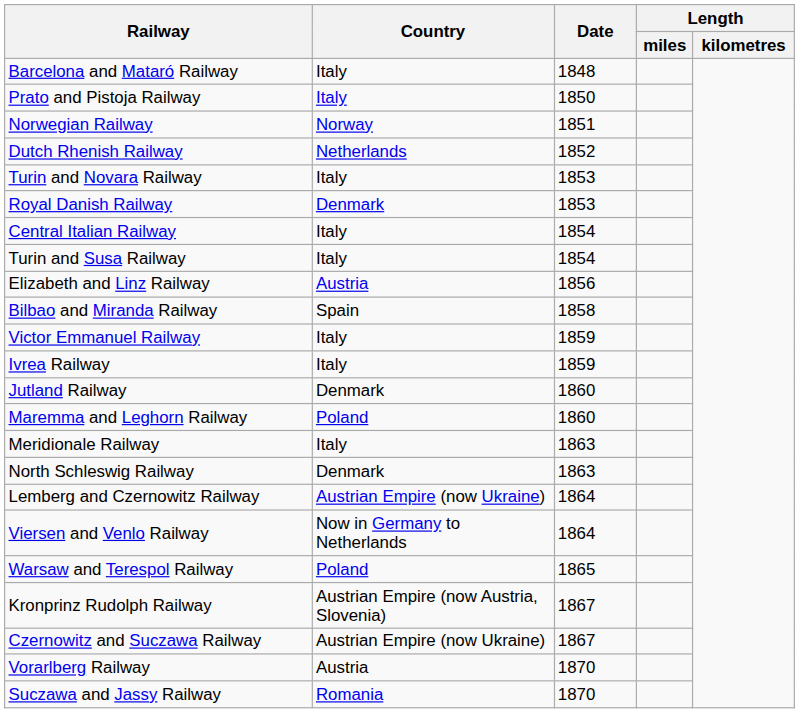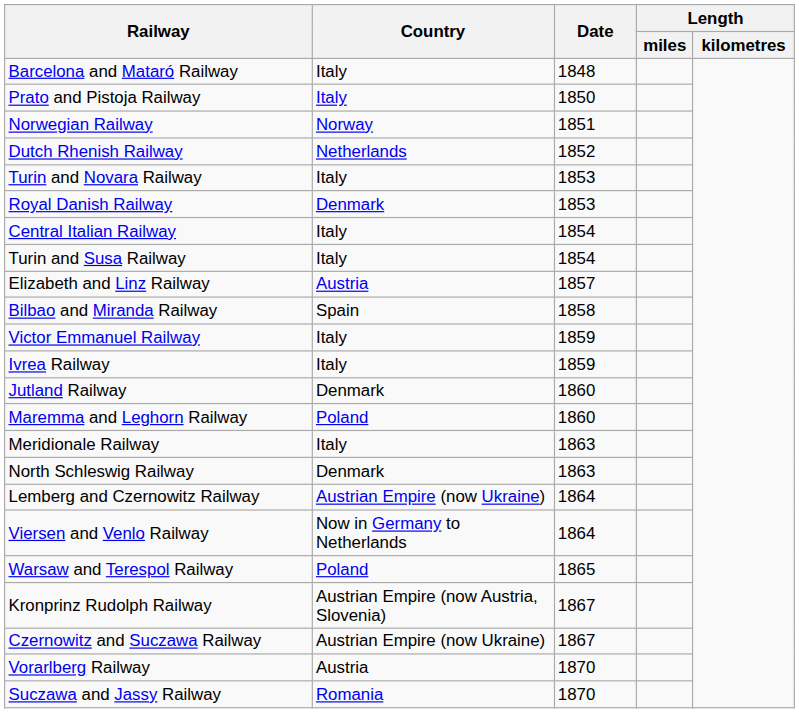(577, 284) 1856 -> (577, 284) 1857
